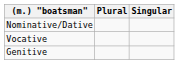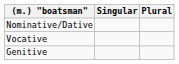columns swapped: (152, 11) <-> (112, 11)
